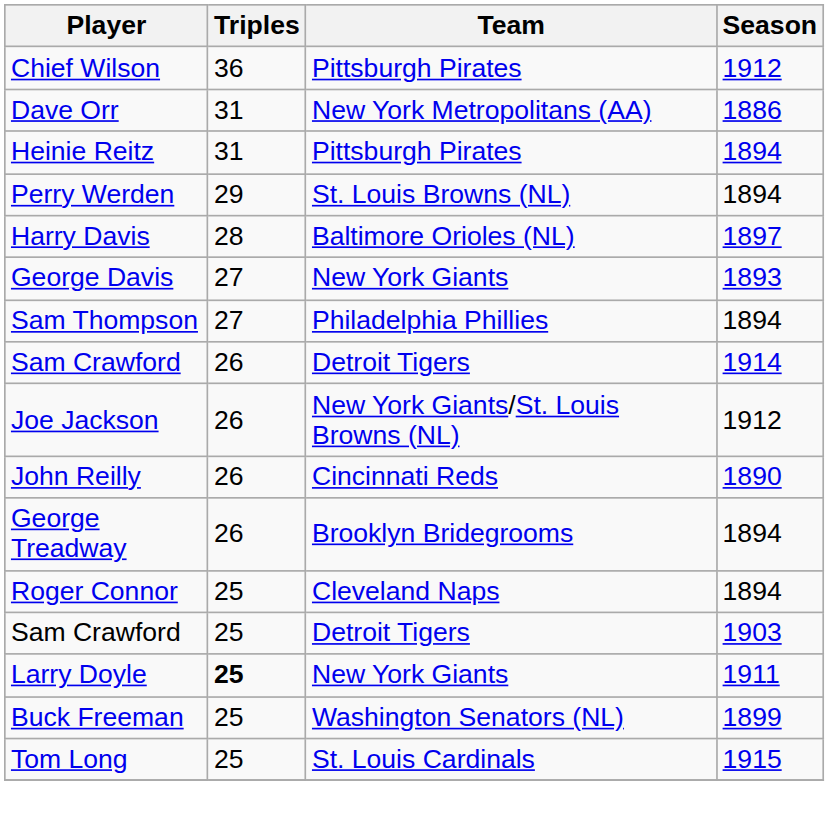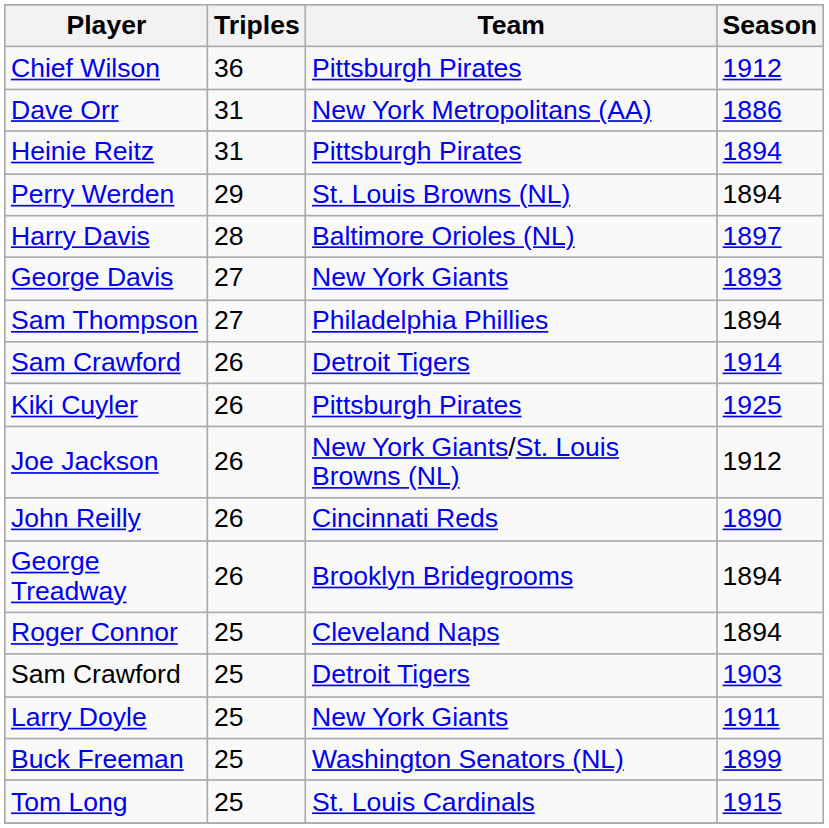+ row: (74, 404)
(229, 675) bold -> (229, 717) normal
